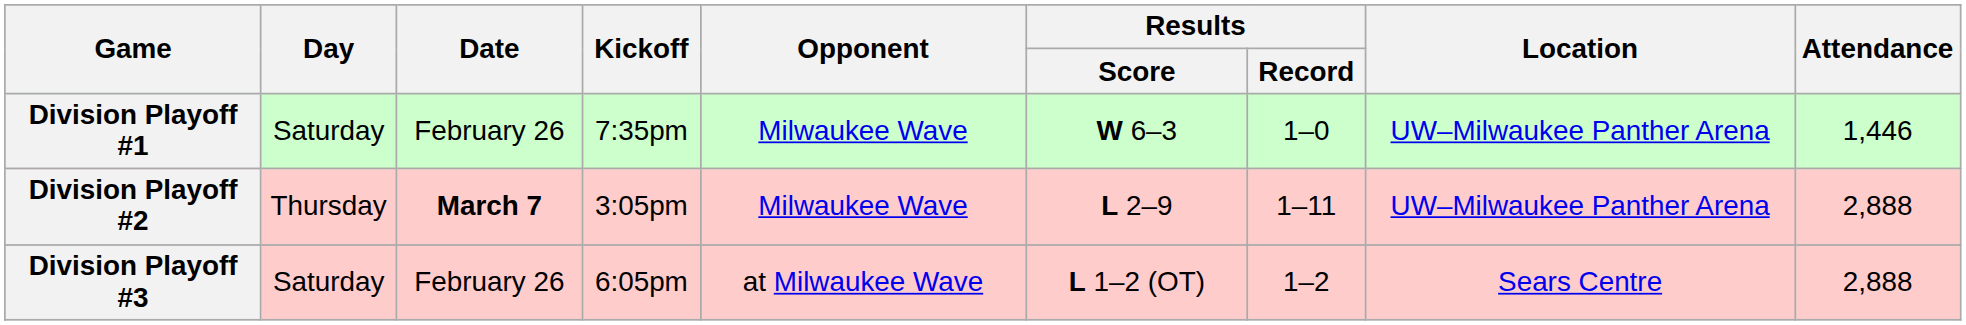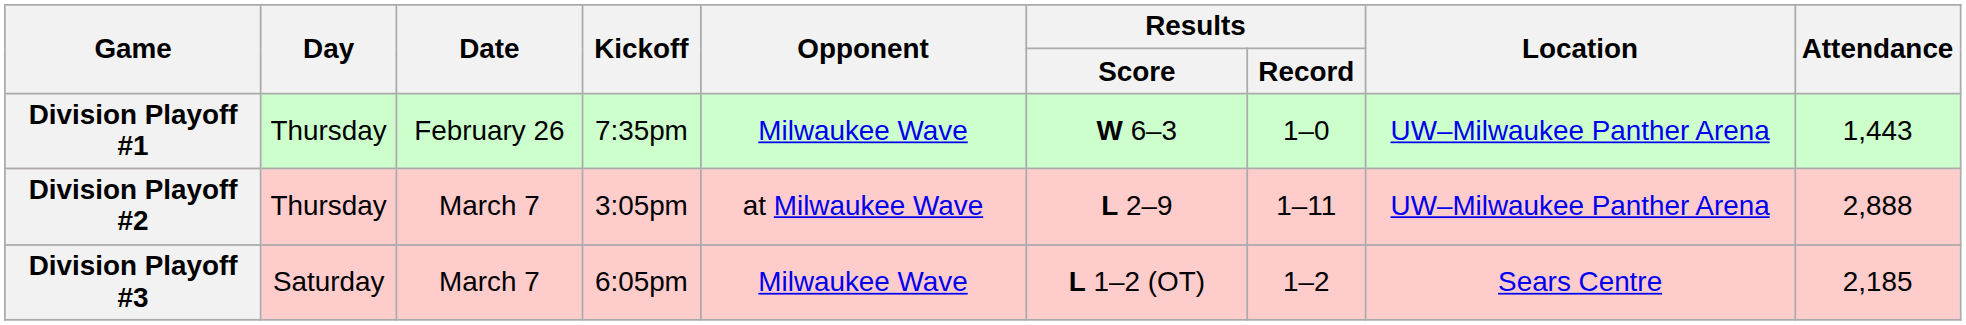(329, 130) Saturday -> (329, 130) Thursday
(1878, 130) 1,446 -> (1878, 130) 1,443
(489, 206) bold -> (489, 206) normal
(863, 206) Milwaukee Wave -> (863, 206) at Milwaukee Wave
(489, 281) February 26 -> (489, 281) March 7
(863, 281) at Milwaukee Wave -> (863, 281) Milwaukee Wave
(1878, 281) 2,888 -> (1878, 281) 2,185
